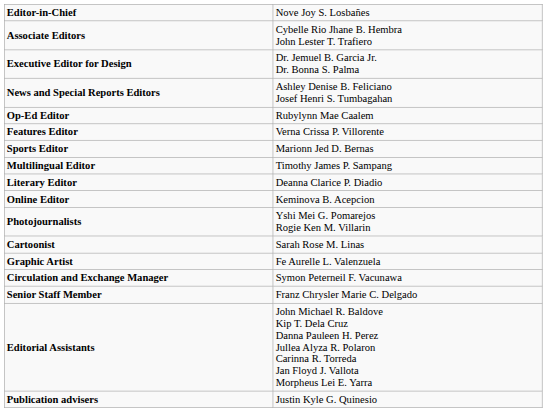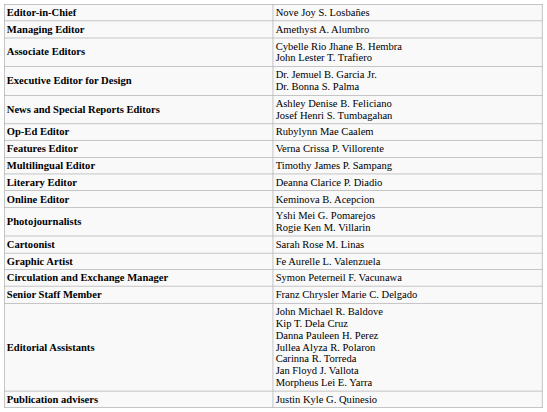+ row: (46, 29)
- row: (37, 148)
